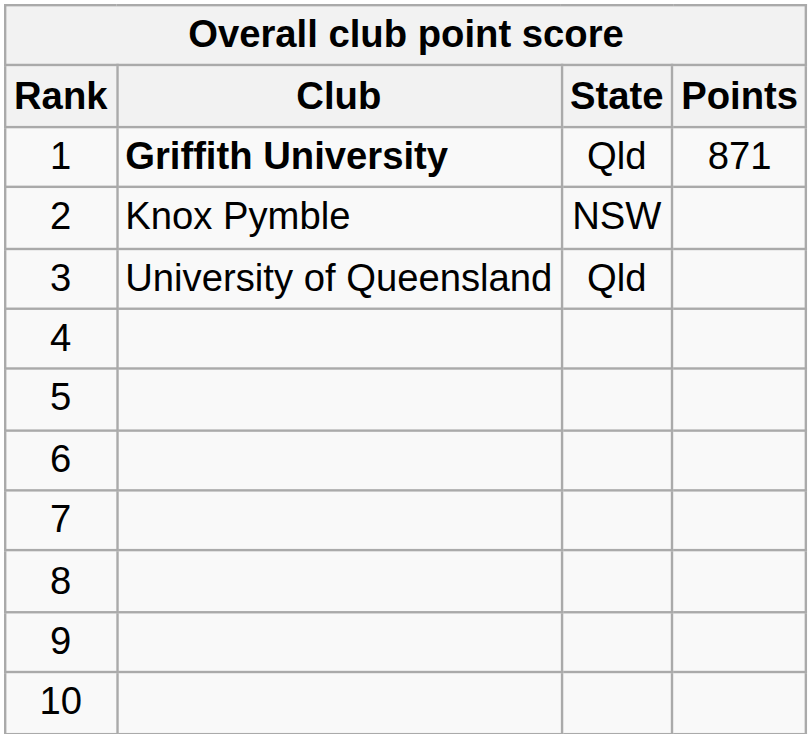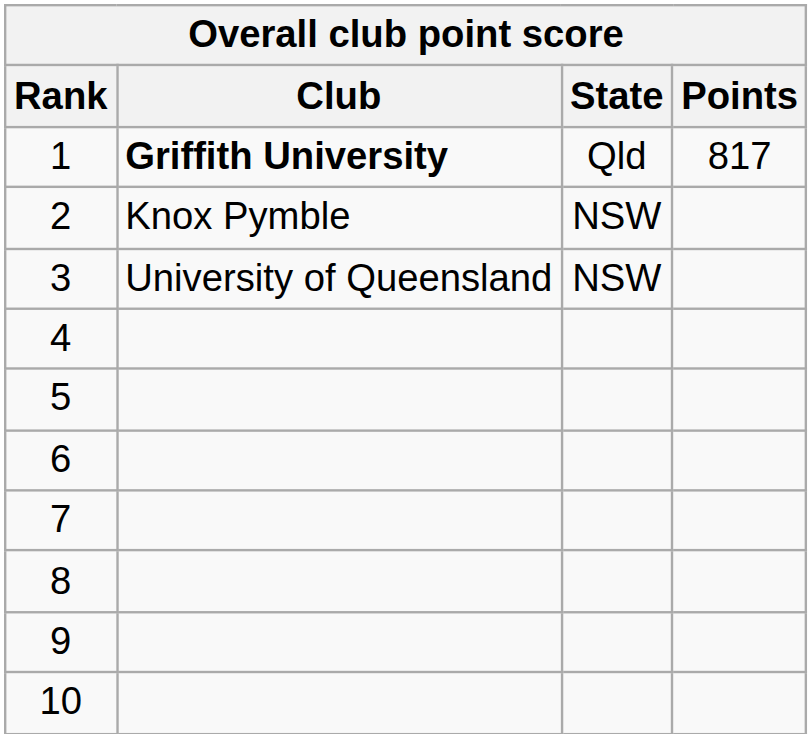(740, 156) 871 -> (740, 156) 817
(617, 277) Qld -> (617, 277) NSW
